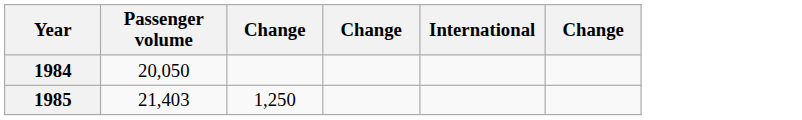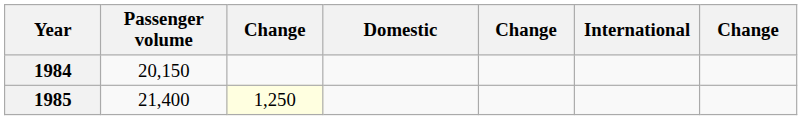+ column: (400, 29)
(164, 70) 20,050 -> (164, 70) 20,150
(164, 99) 21,403 -> (164, 99) 21,400
(275, 99) no background -> (275, 99) lightyellow background
